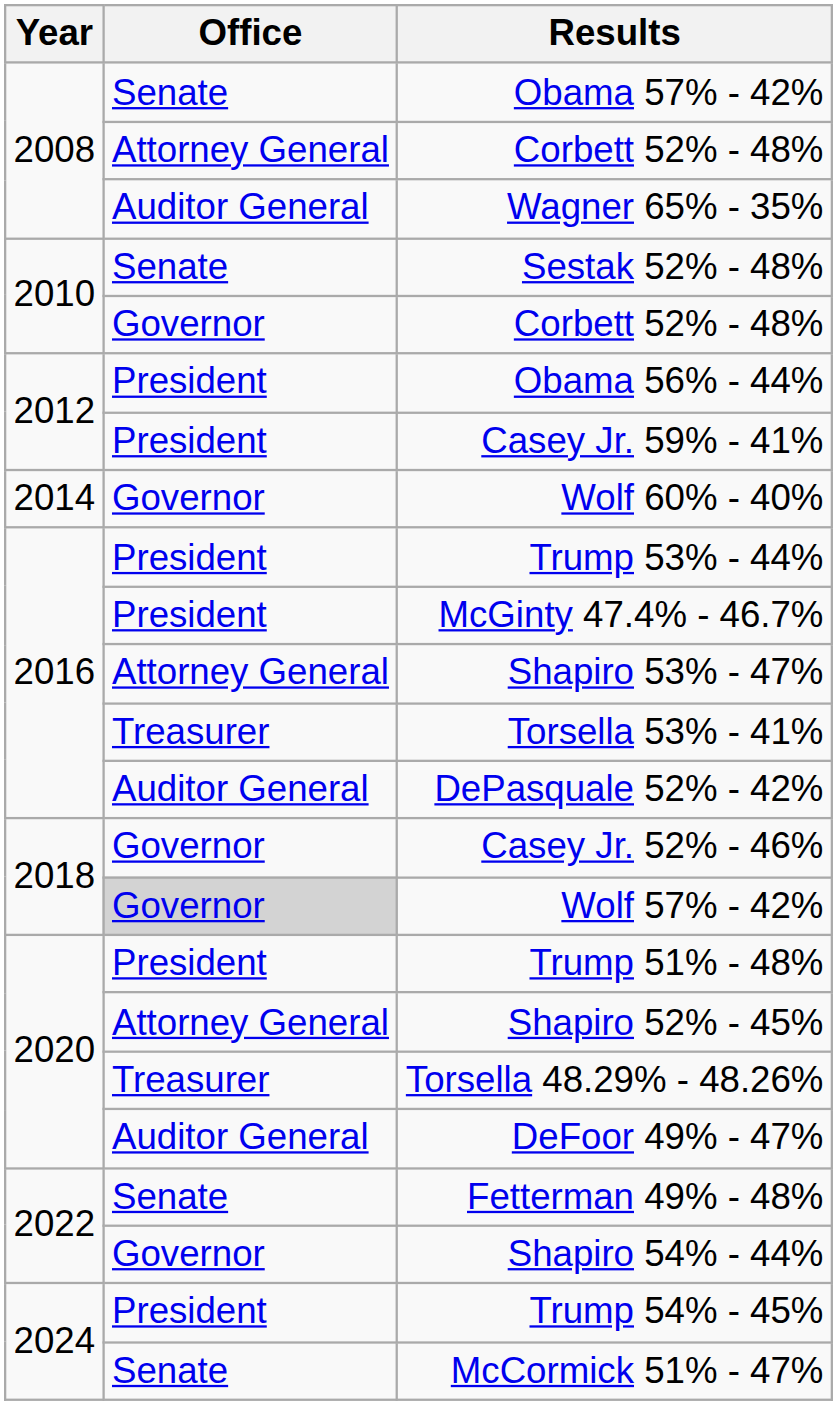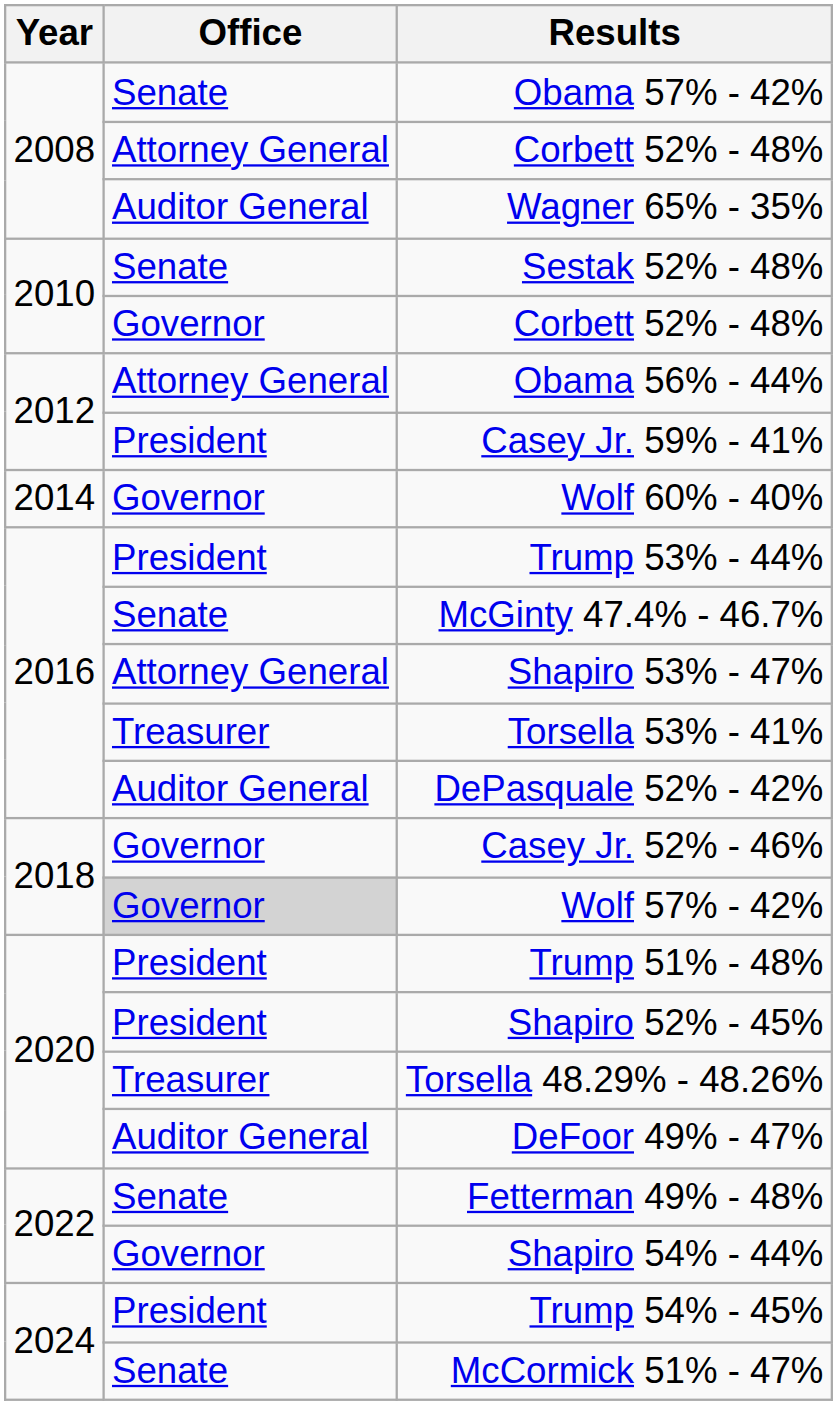(189, 382) President -> (250, 382) Attorney General
(189, 614) President -> (170, 614) Senate
(250, 1021) Attorney General -> (189, 1021) President
